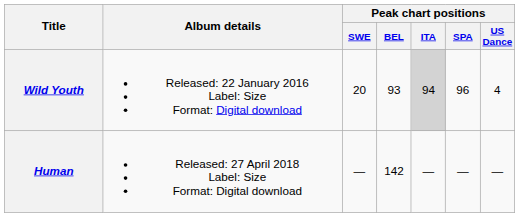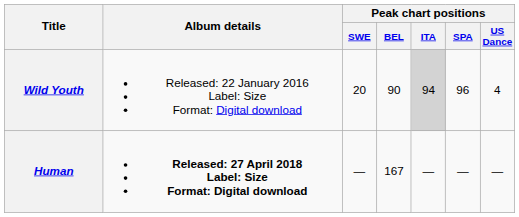(394, 90) 93 -> (394, 90) 90
(223, 178) normal -> (223, 178) bold
(394, 171) 142 -> (394, 171) 167
